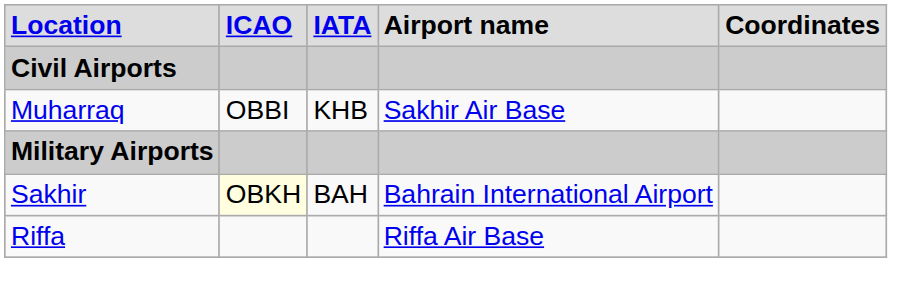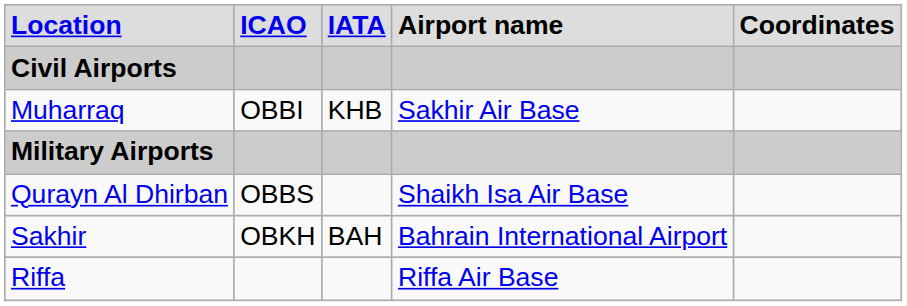+ row: (119, 194)
(264, 194) lightyellow background -> (278, 236) no background
